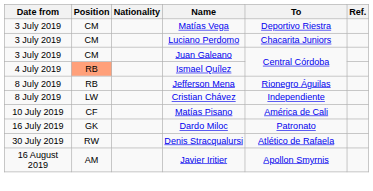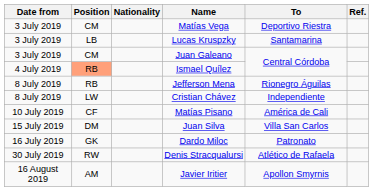- row: (204, 41)
+ row: (204, 41)
+ row: (204, 127)
